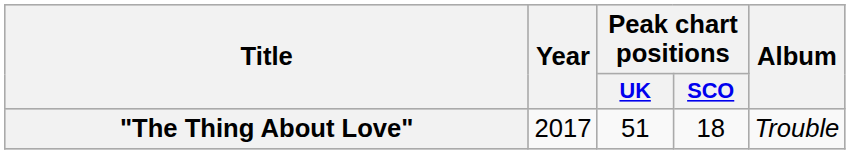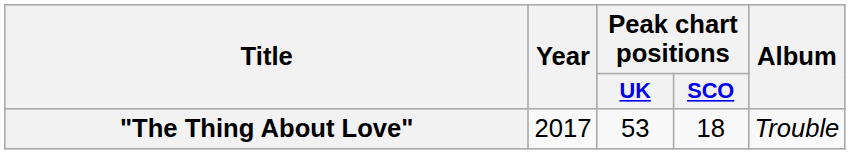(635, 128) 51 -> (635, 128) 53
